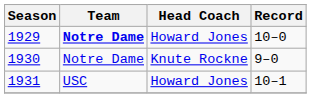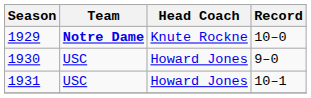(199, 38) Howard Jones -> (199, 38) Knute Rockne
(103, 60) Notre Dame -> (75, 60) USC
(199, 60) Knute Rockne -> (199, 60) Howard Jones
